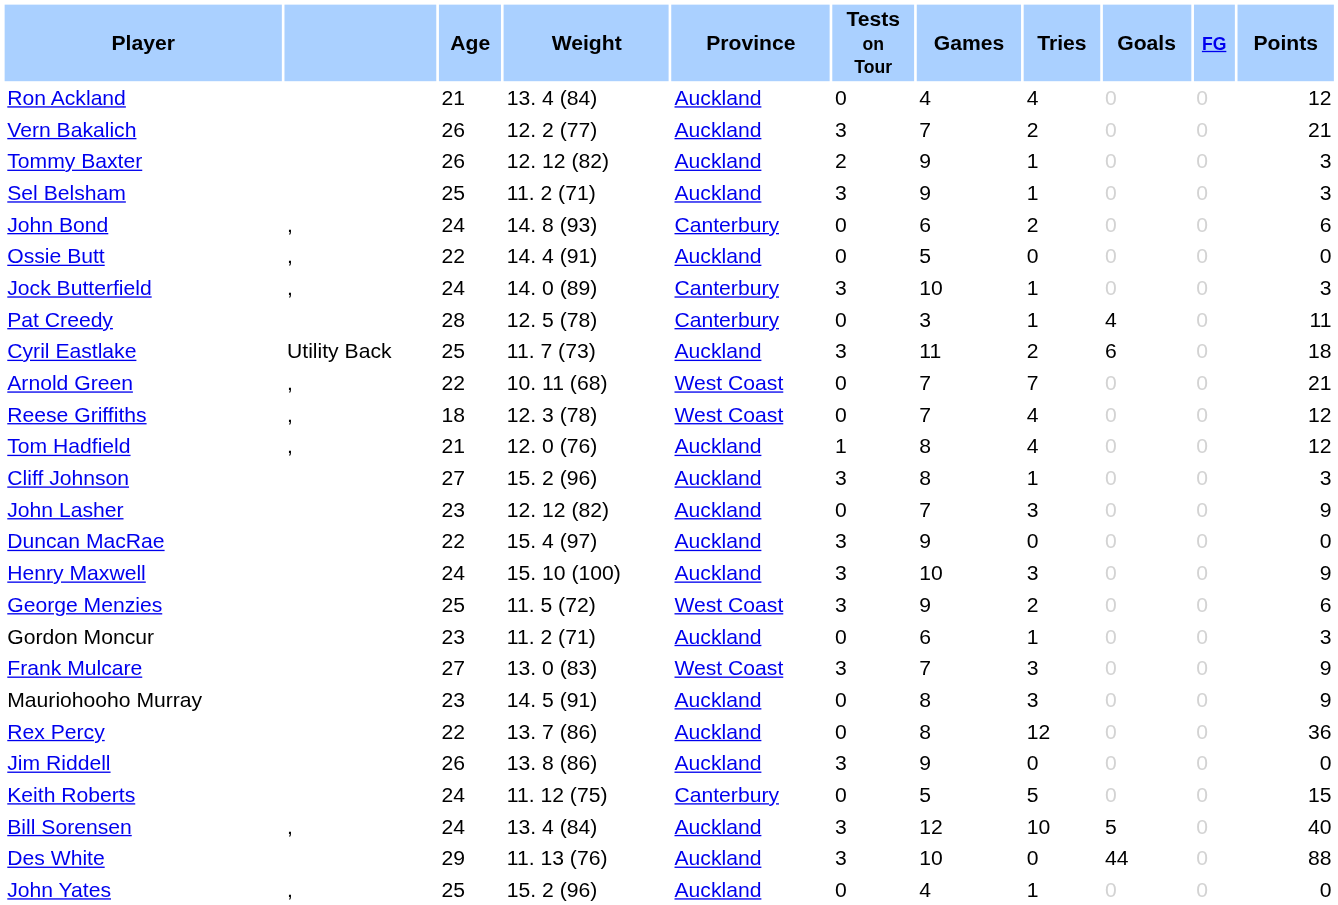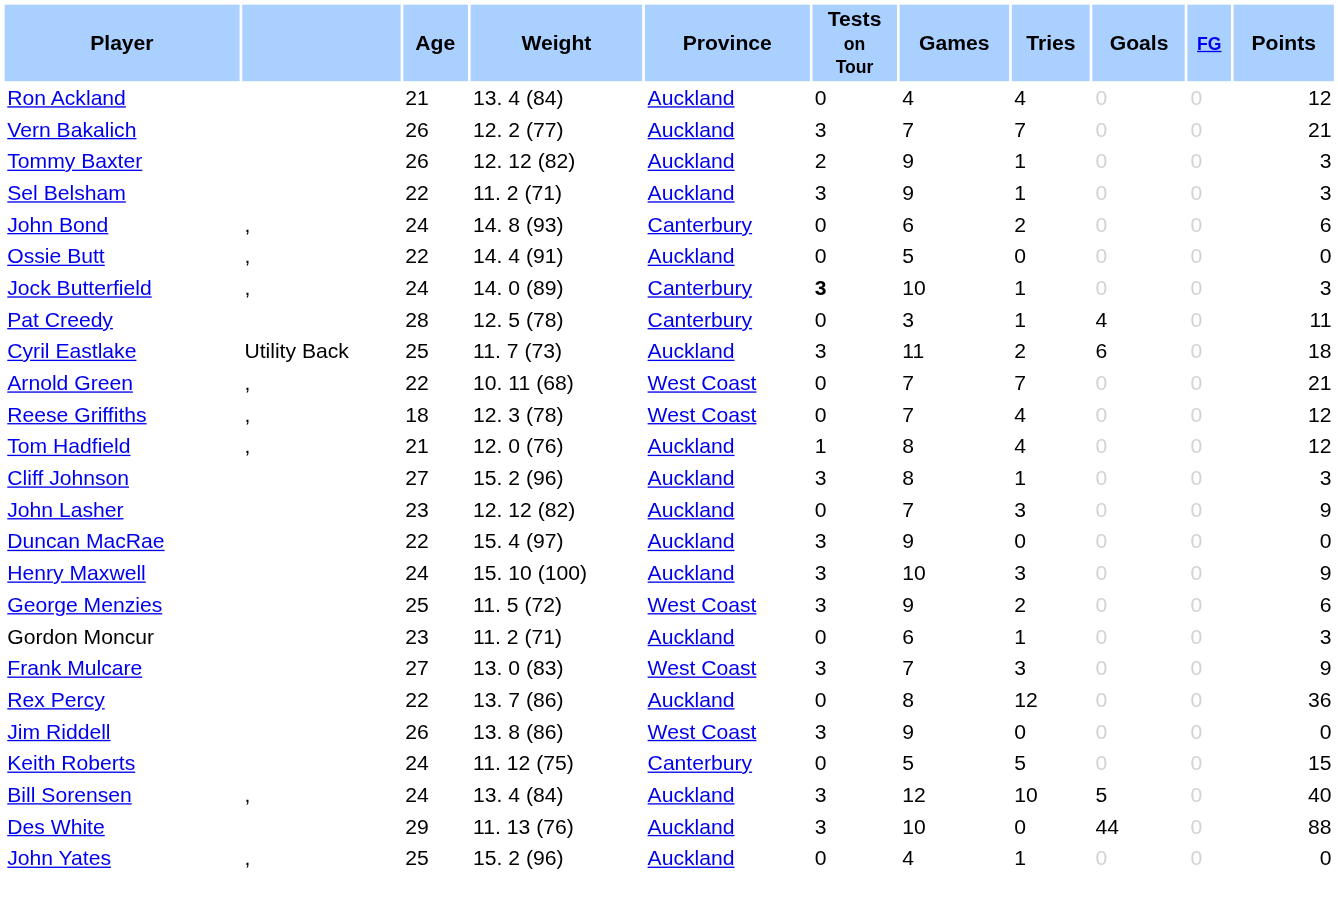(1033, 129) 2 -> (1020, 129) 7
(453, 193) 25 -> (417, 193) 22
(841, 288) normal -> (821, 288) bold
- row: (105, 700)
(718, 763) Auckland -> (702, 731) West Coast
